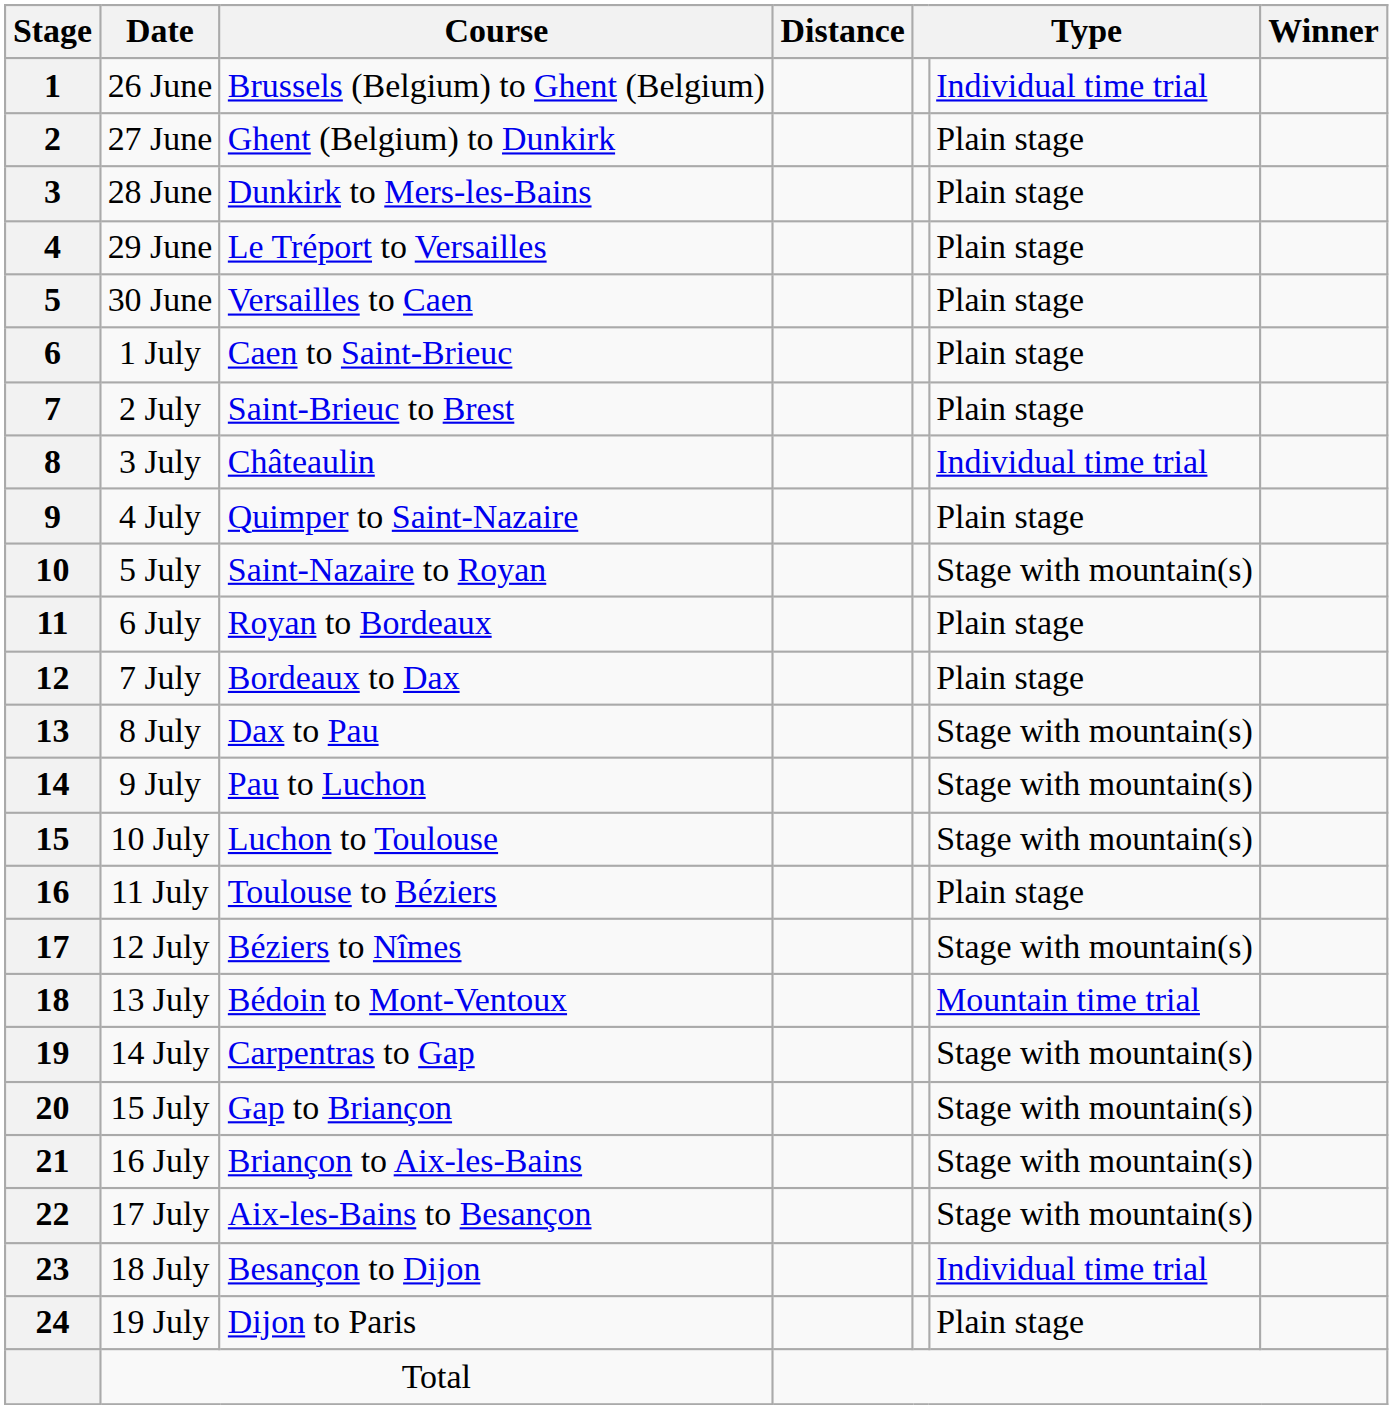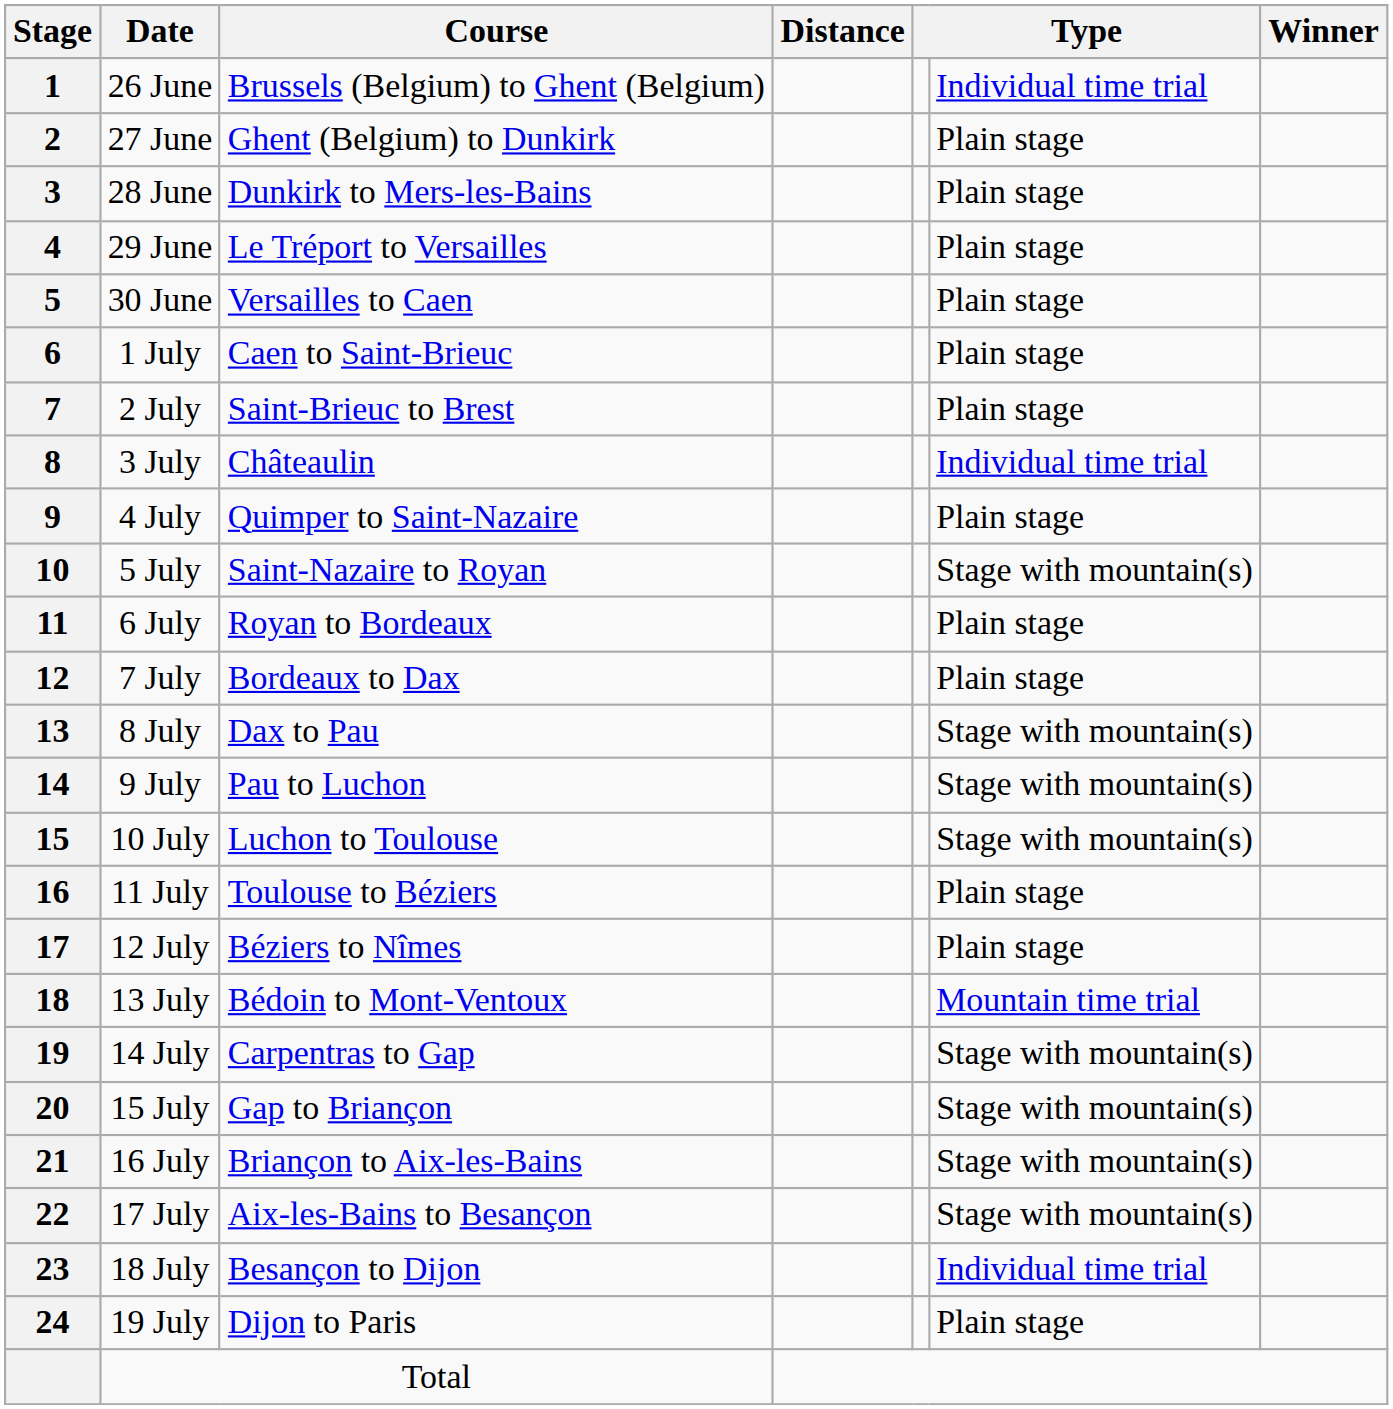(1094, 945) Stage with mountain(s) -> (1010, 945) Plain stage
